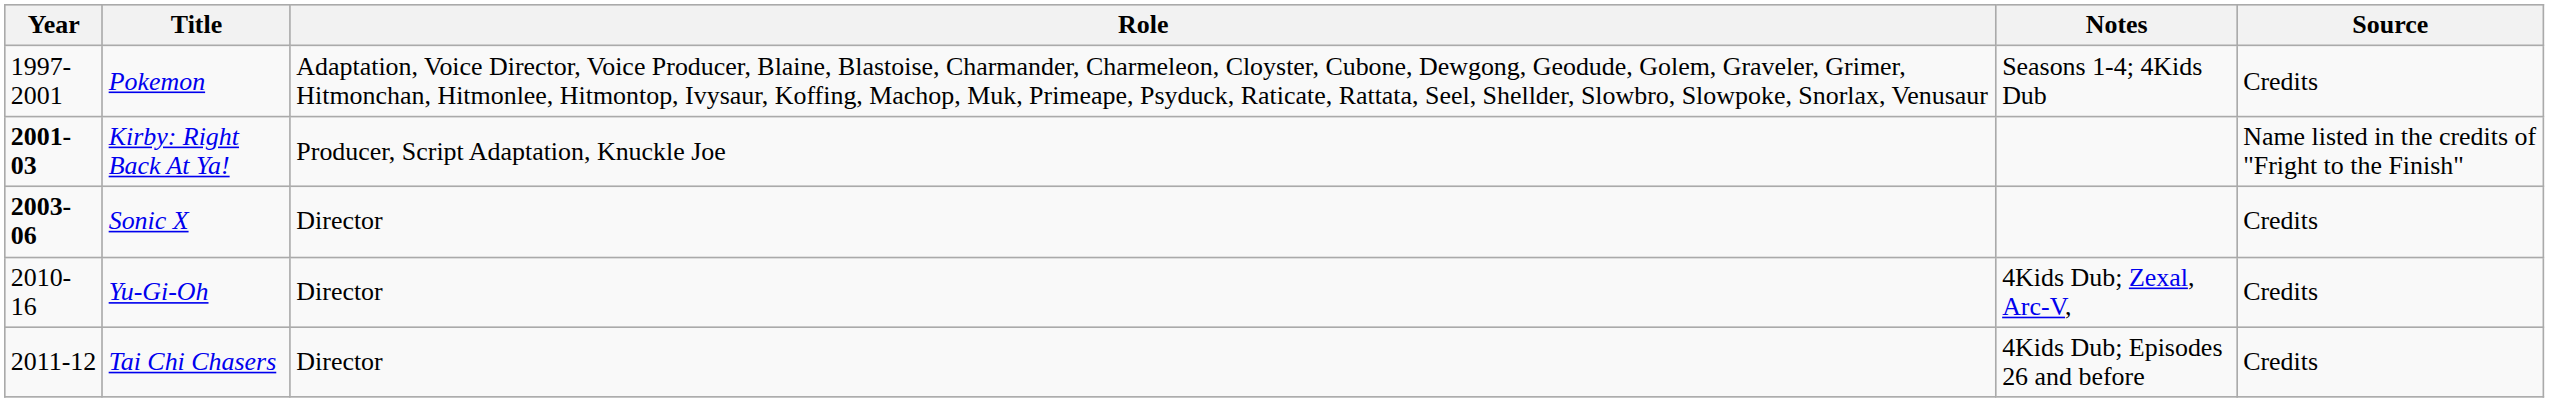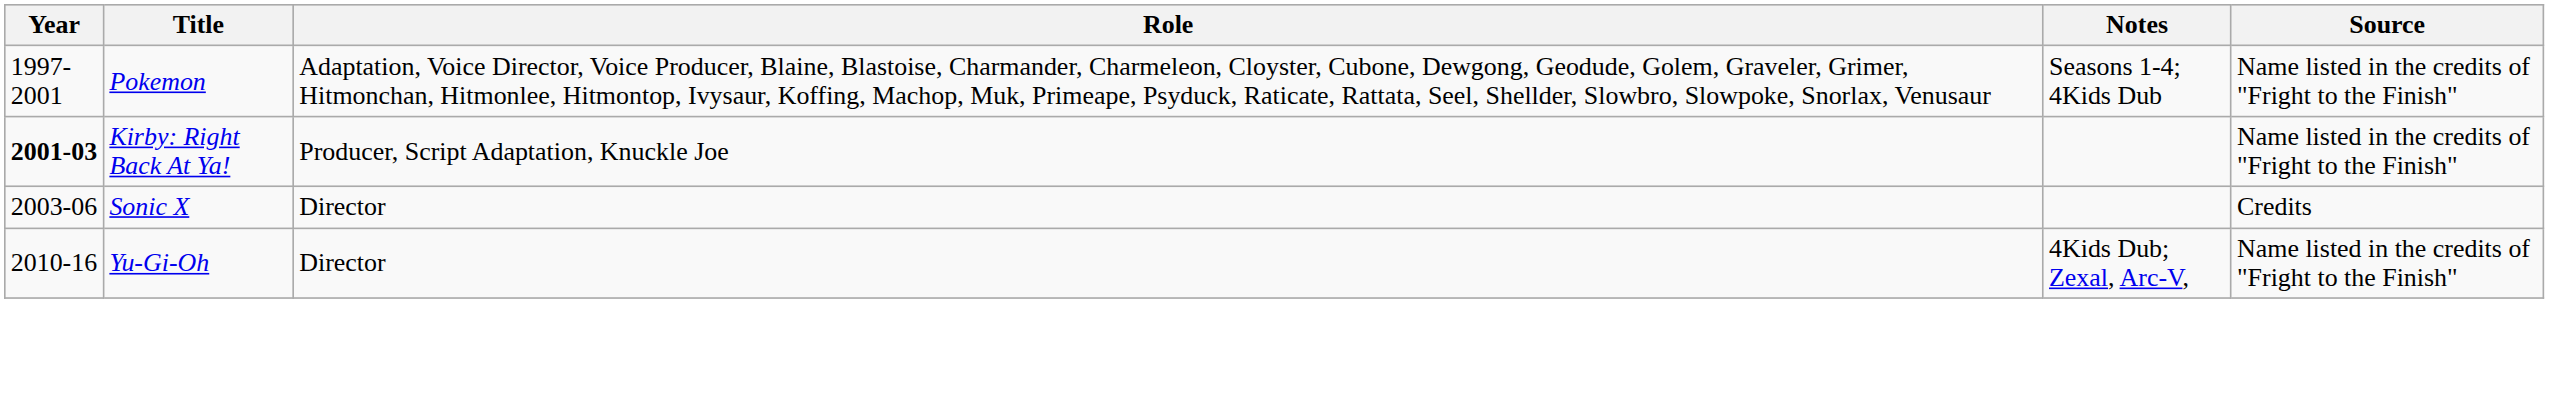(2281, 80) Credits -> (2384, 80) Name listed in the credits of "Fright to the Finish"
(41, 221) bold -> (54, 206) normal
(2281, 291) Credits -> (2384, 262) Name listed in the credits of "Fright to the Finish"
- row: (192, 361)
